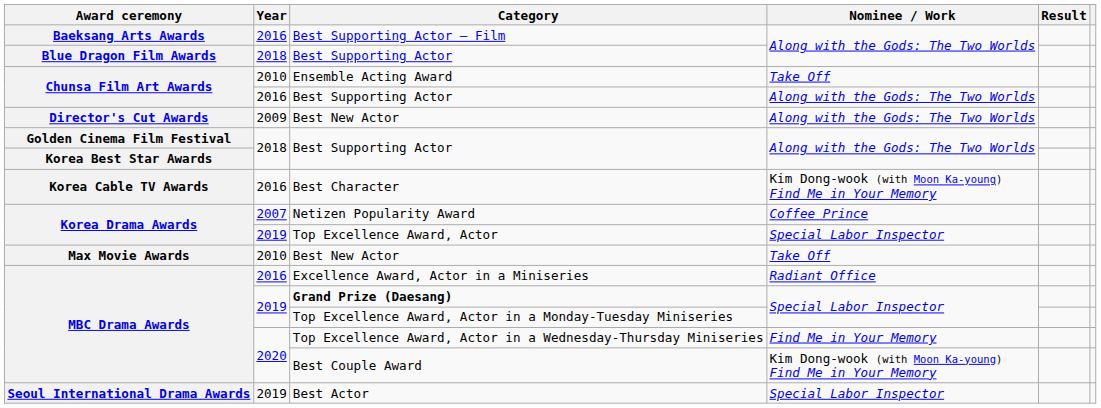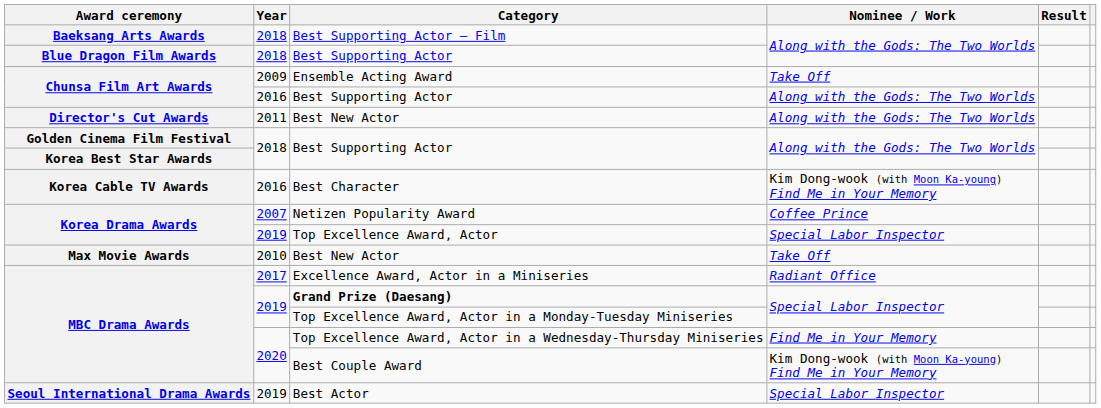(272, 35) 2016 -> (272, 35) 2018
(272, 76) 2010 -> (272, 76) 2009
(272, 118) 2009 -> (272, 118) 2011
(272, 276) 2016 -> (272, 276) 2017
